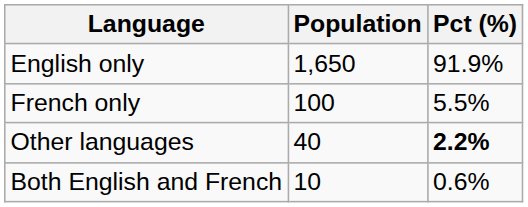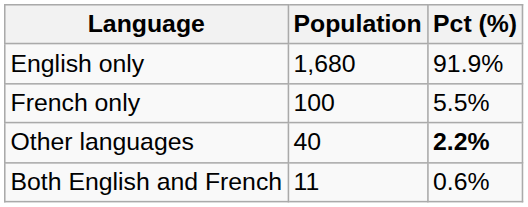(325, 63) 1,650 -> (325, 63) 1,680
(307, 181) 10 -> (306, 181) 11
